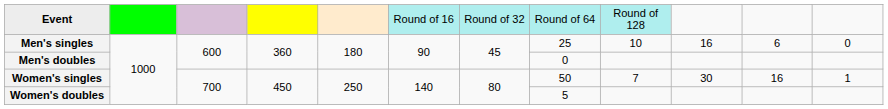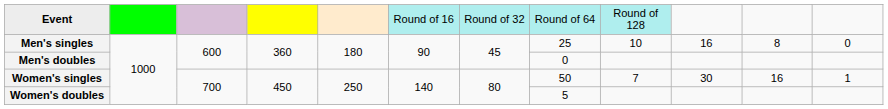(777, 43) 6 -> (777, 43) 8
